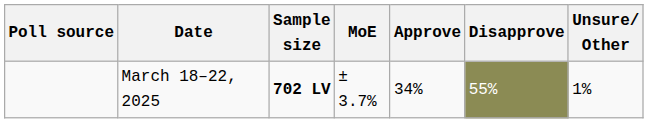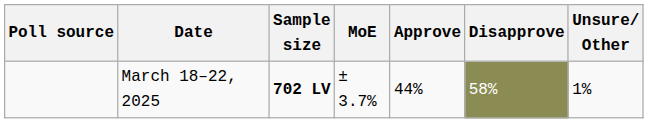(408, 89) 34% -> (408, 89) 44%
(483, 89) 55% -> (483, 89) 58%
